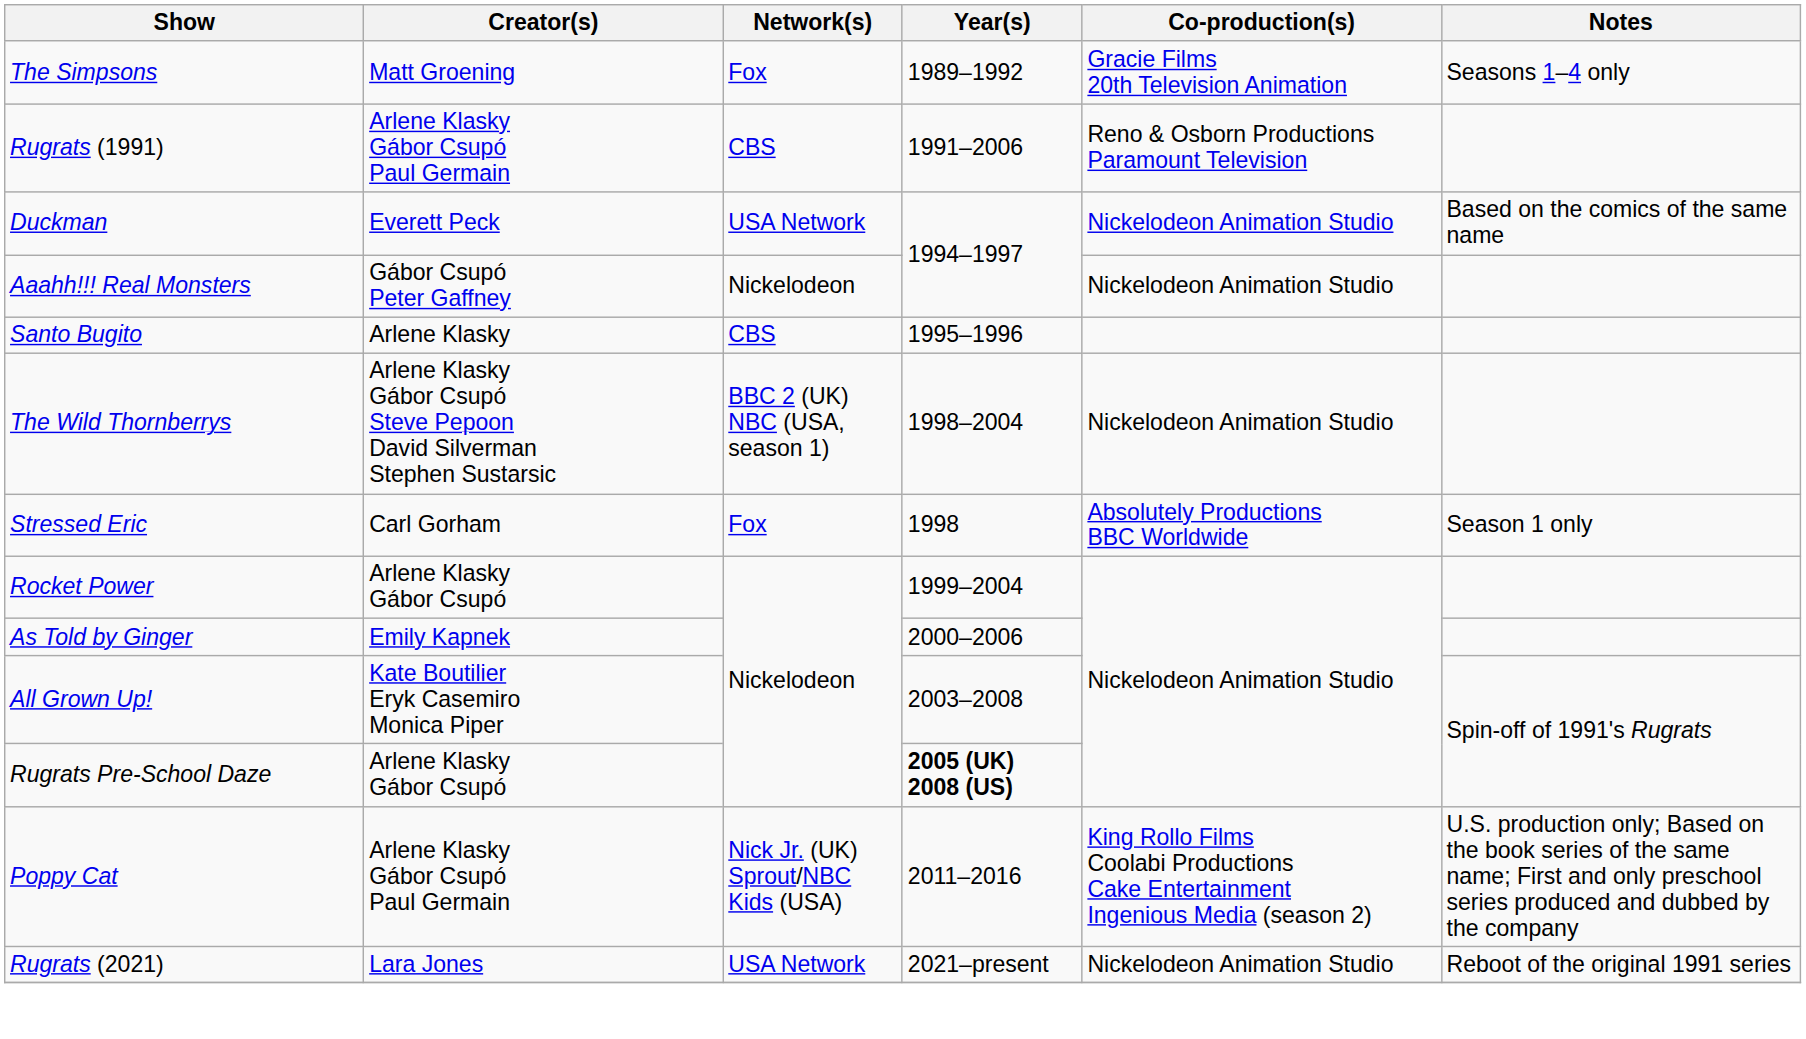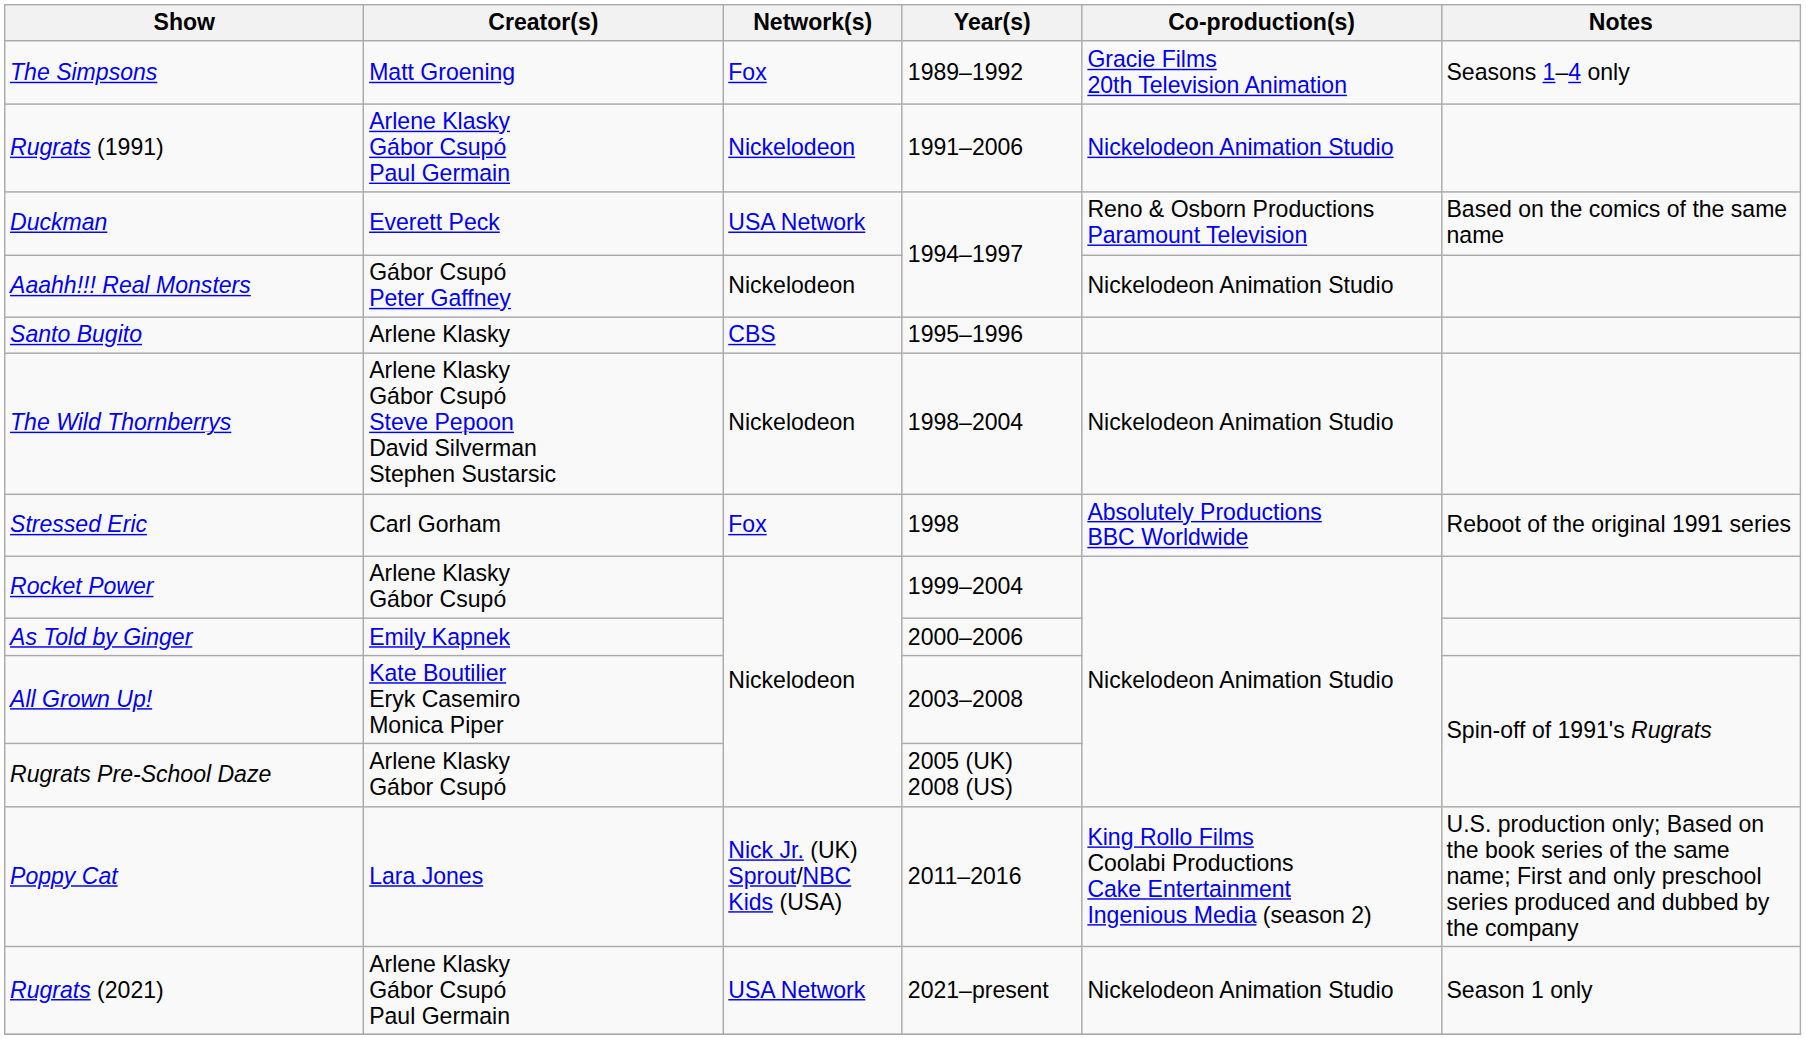(752, 147) CBS -> (792, 147) Nickelodeon
(1231, 147) Reno & Osborn Productions Paramount Television -> (1240, 147) Nickelodeon Animation Studio
(1240, 223) Nickelodeon Animation Studio -> (1231, 223) Reno & Osborn Productions Paramount Television
(788, 423) BBC 2 (UK) NBC (USA, season 1) -> (792, 423) Nickelodeon
(1520, 524) Season 1 only -> (1619, 524) Reboot of the original 1991 series
(961, 774) bold -> (960, 774) normal
(440, 875) Arlene Klasky Gábor Csupó Paul Germain -> (426, 875) Lara Jones
(426, 964) Lara Jones -> (440, 990) Arlene Klasky Gábor Csupó Paul Germain
(1619, 964) Reboot of the original 1991 series -> (1520, 990) Season 1 only
